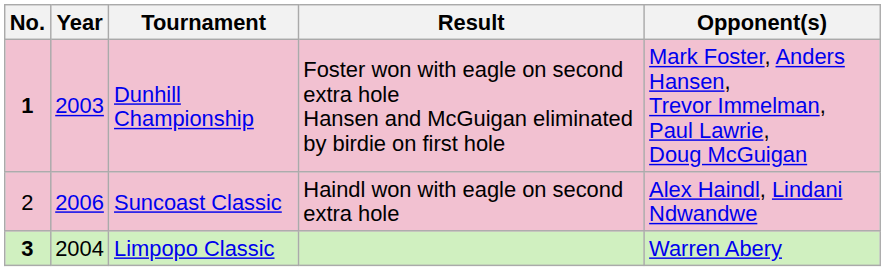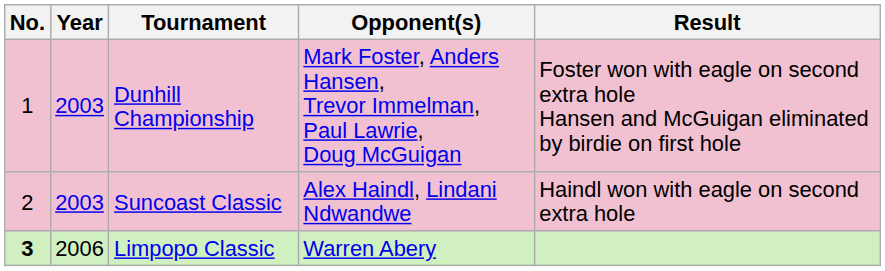columns swapped: (762, 22) <-> (471, 22)
(27, 106) bold -> (27, 106) normal
(80, 202) 2006 -> (80, 202) 2003
(80, 249) 2004 -> (80, 249) 2006
